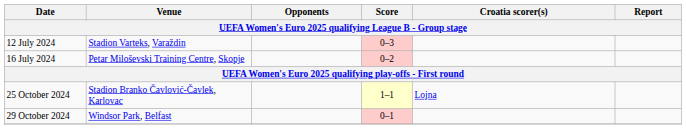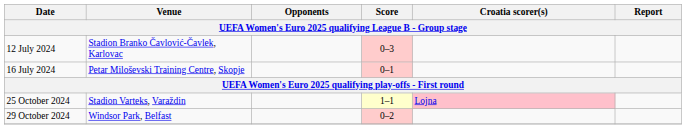(137, 43) Stadion Varteks, Varaždin -> (152, 49) Stadion Branko Čavlović-Čavlek, Karlovac
(387, 59) 0–2 -> (387, 70) 0–1
(152, 95) Stadion Branko Čavlović-Čavlek, Karlovac -> (137, 101) Stadion Varteks, Varaždin
(426, 95) no background -> (426, 101) pink background
(387, 116) 0–1 -> (387, 116) 0–2
